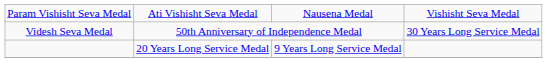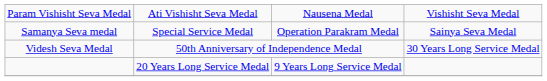+ row: (69, 31)
